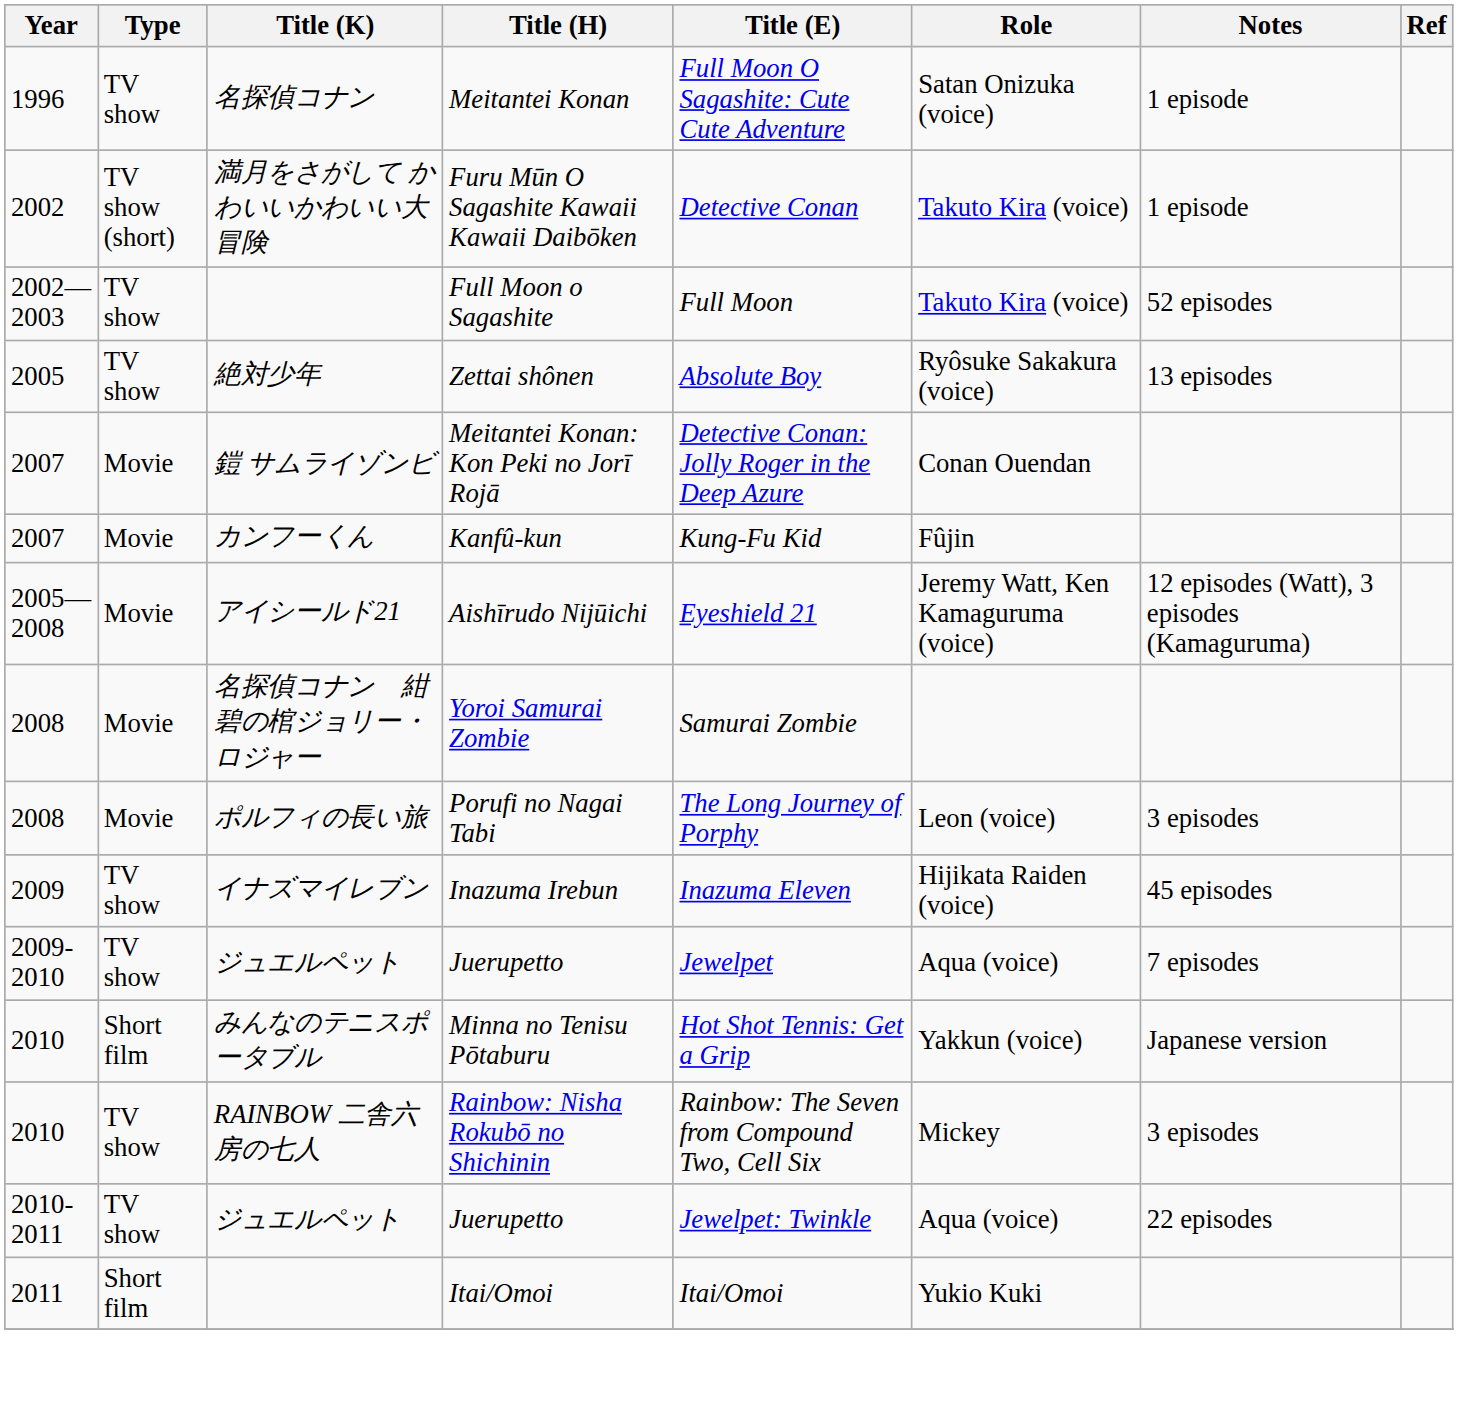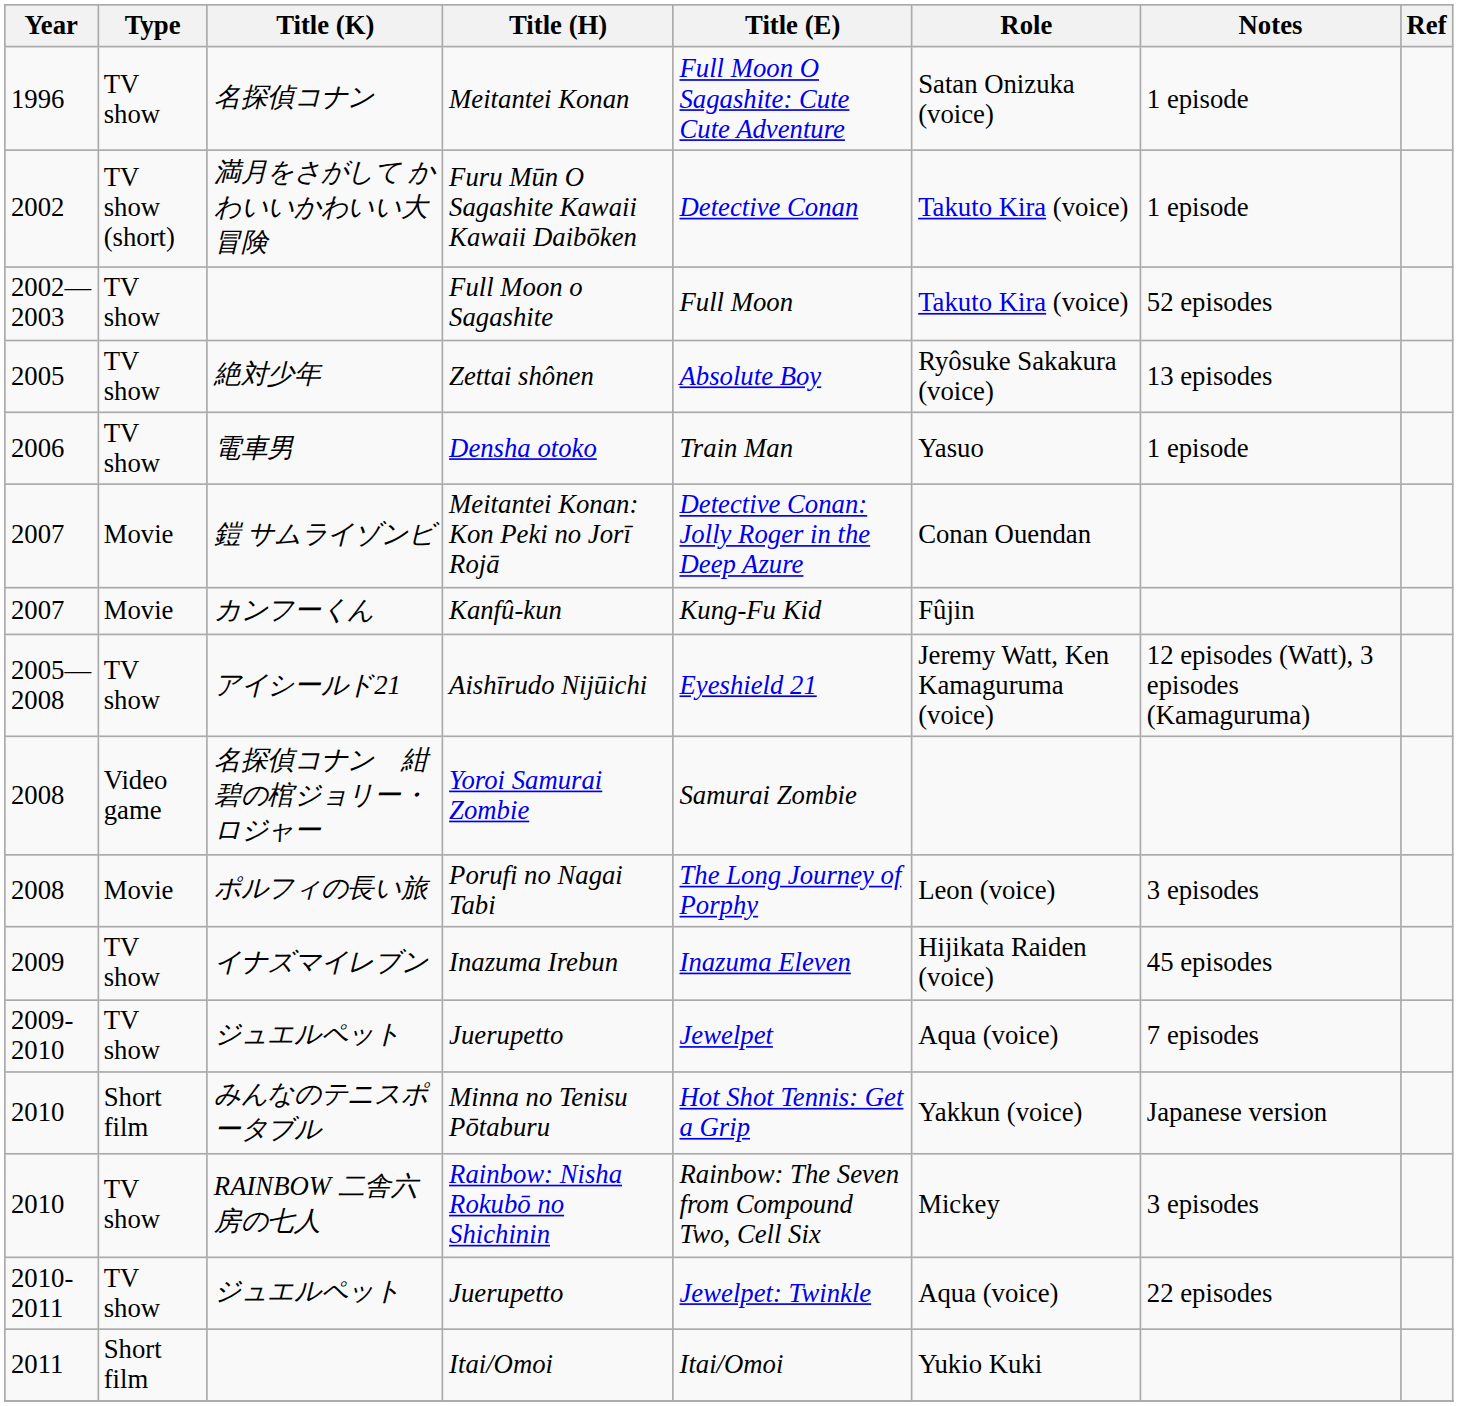+ row: (38, 447)
(139, 612) Movie -> (132, 685) TV show
(139, 722) Movie -> (136, 795) Video game
